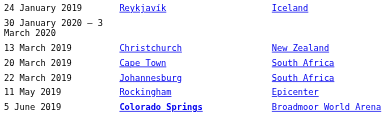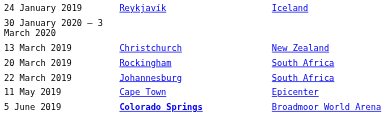(143, 63) Cape Town -> (145, 63) Rockingham
(145, 92) Rockingham -> (143, 92) Cape Town
